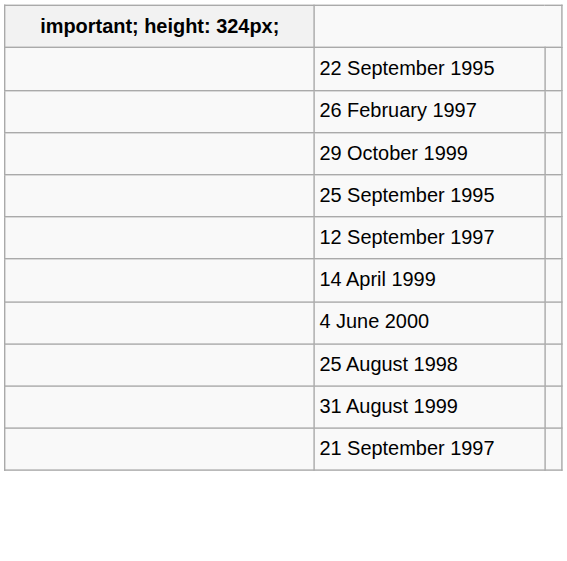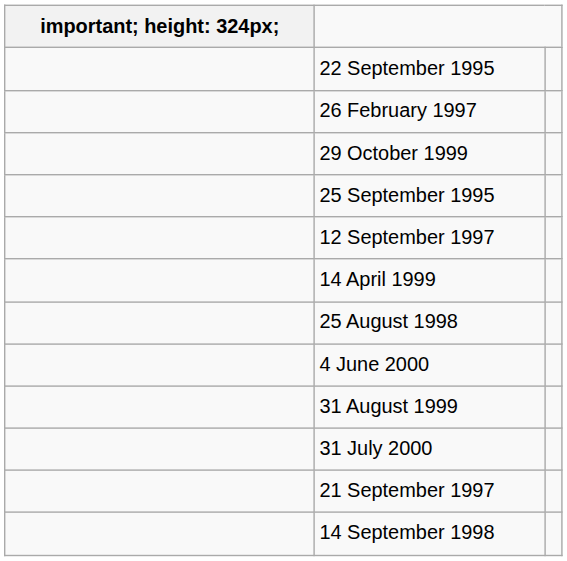rows swapped: (374, 322) <-> (389, 364)
+ row: (376, 448)
+ row: (407, 533)
